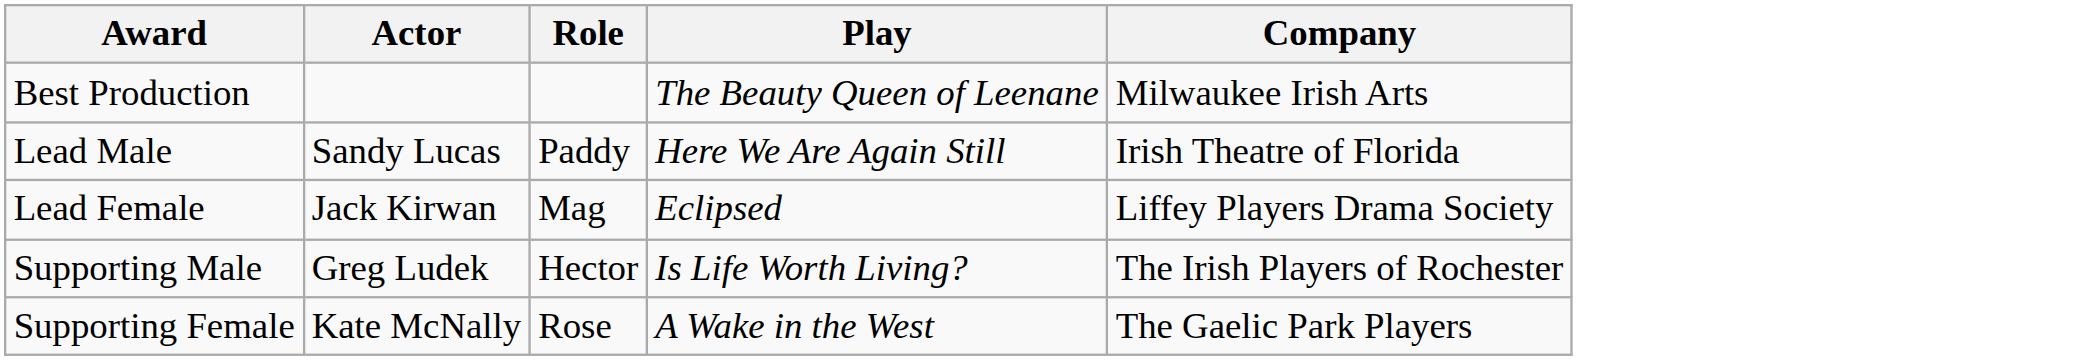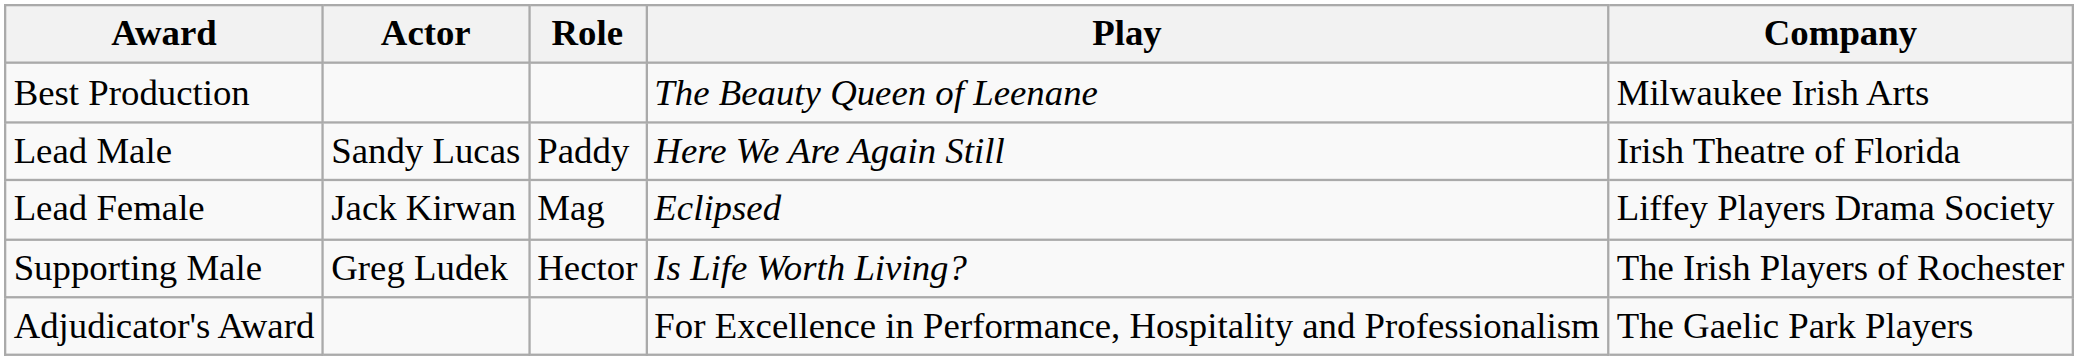- row: (154, 325)
+ row: (164, 325)
